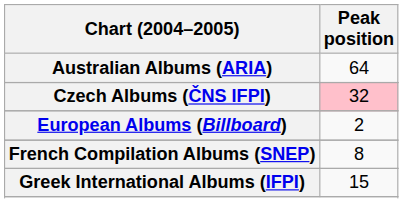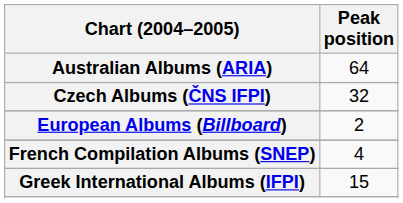(359, 96) pink background -> (359, 96) no background
(359, 153) 8 -> (359, 153) 4
